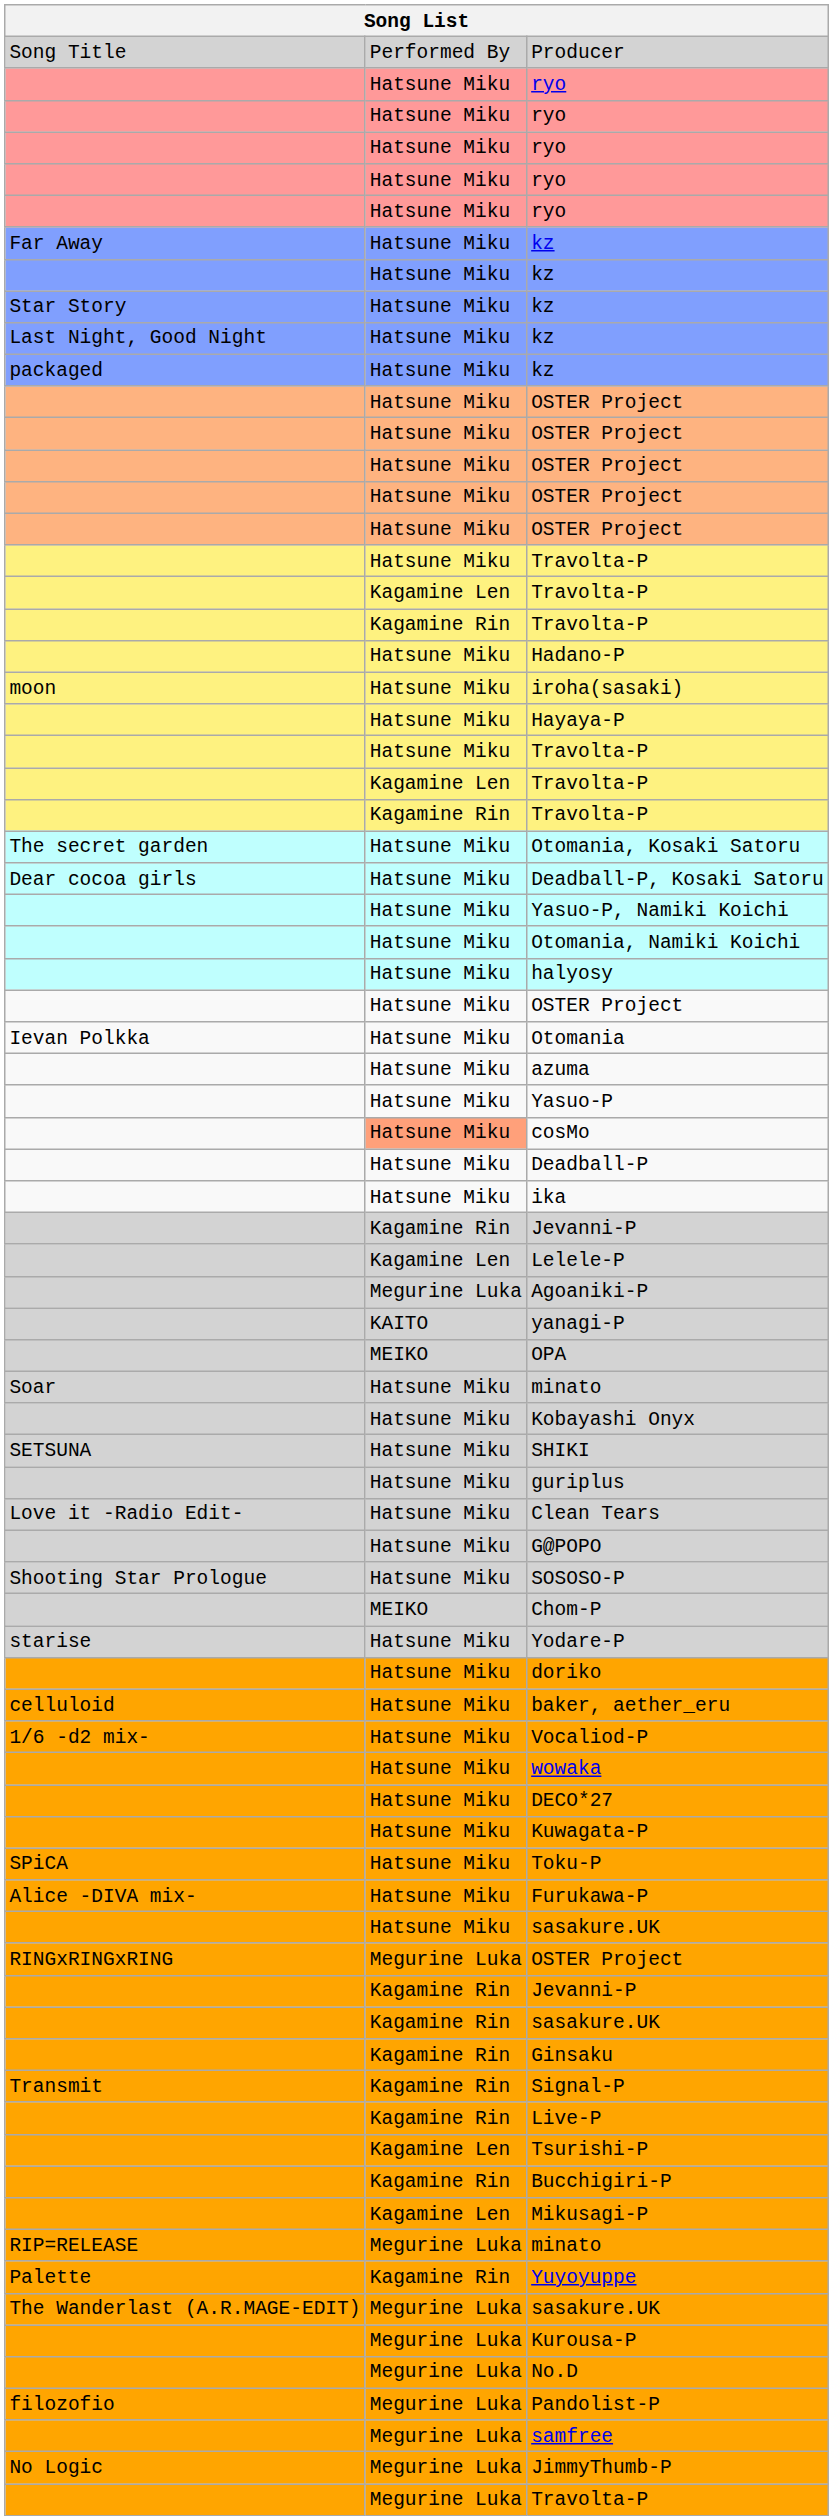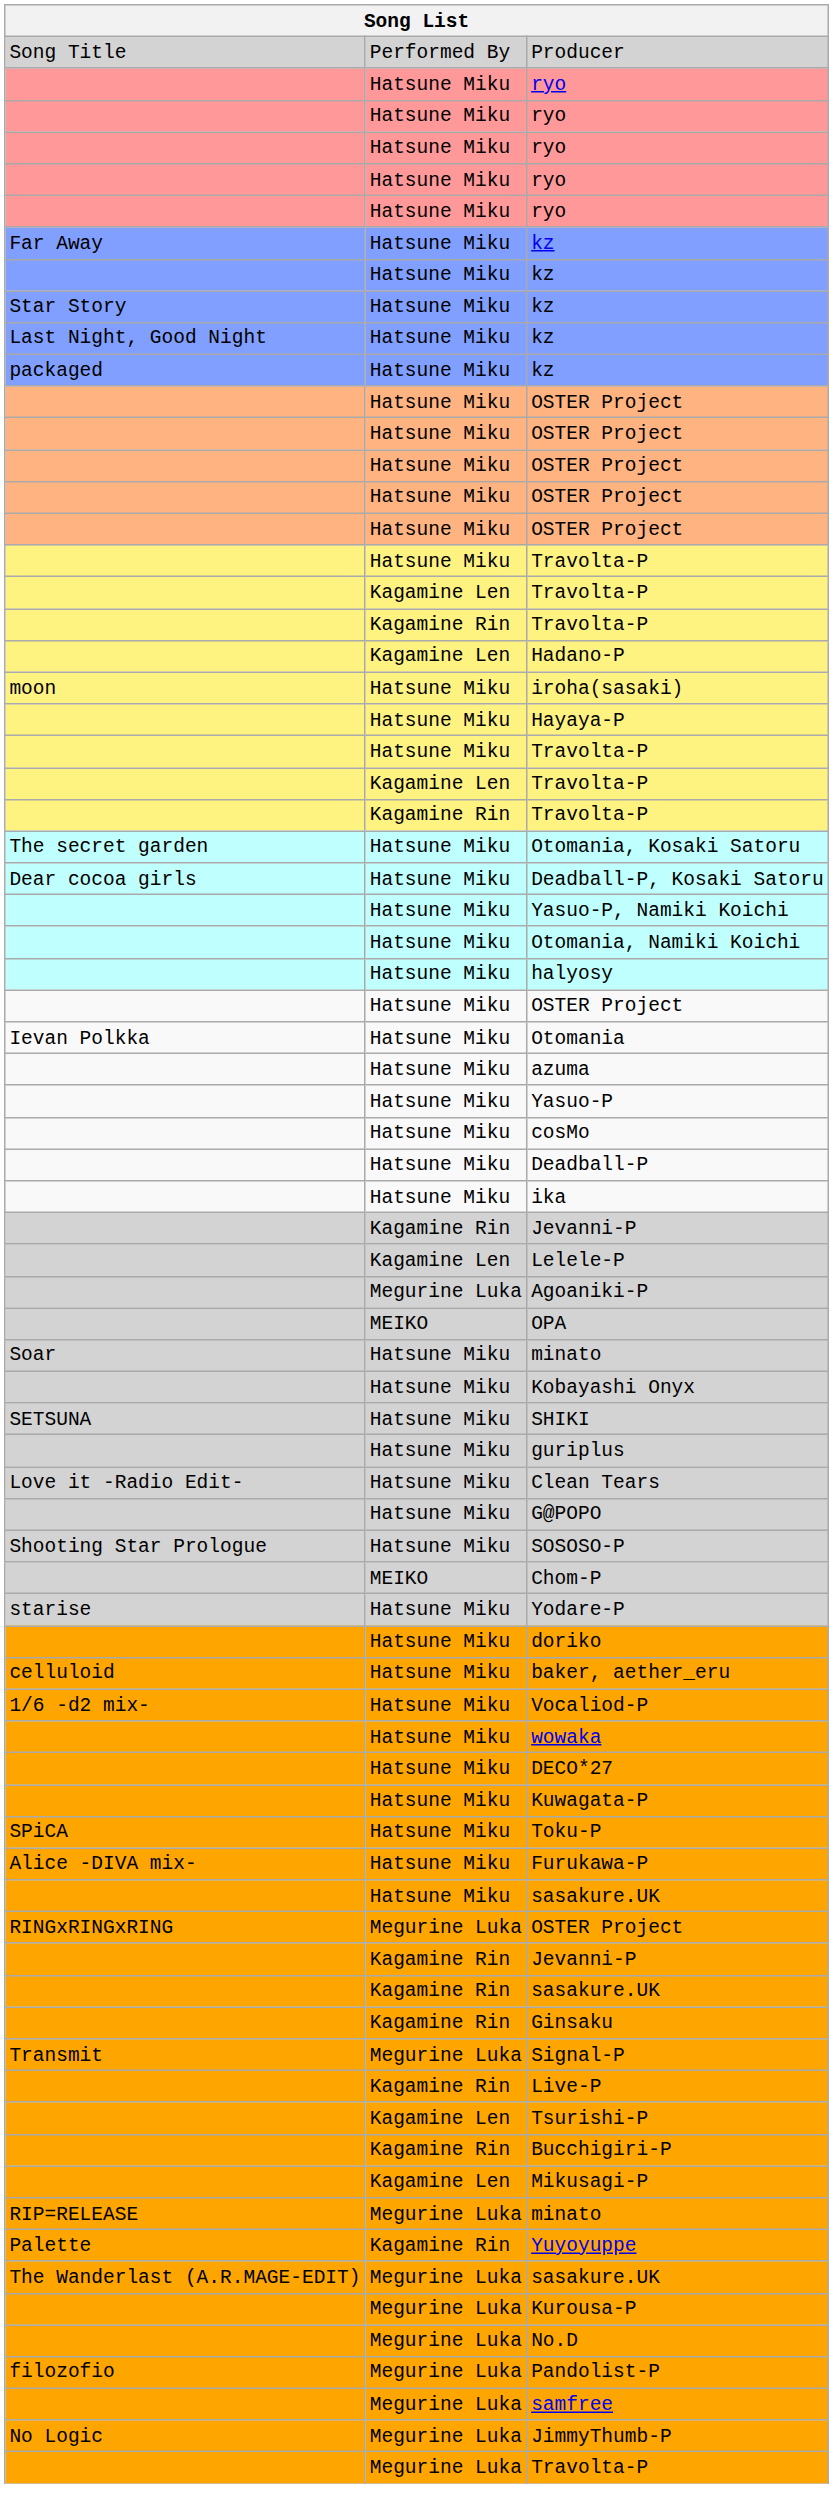(440, 656) Hatsune Miku -> (440, 656) Kagamine Len
(440, 1133) lightsalmon background -> (440, 1133) no background
- row: (185, 1324)
(440, 2086) Kagamine Rin -> (446, 2055) Megurine Luka
